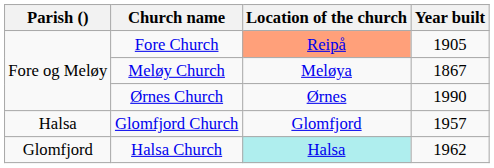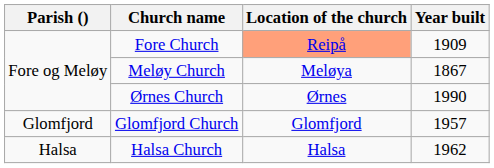(450, 44) 1905 -> (450, 44) 1909
(58, 123) Halsa -> (58, 123) Glomfjord
(58, 149) Glomfjord -> (58, 149) Halsa
(327, 149) paleturquoise background -> (327, 149) no background
